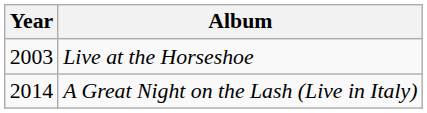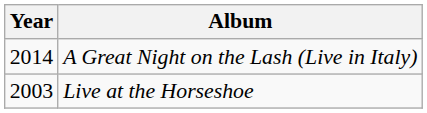rows swapped: (158, 56) <-> (240, 90)
